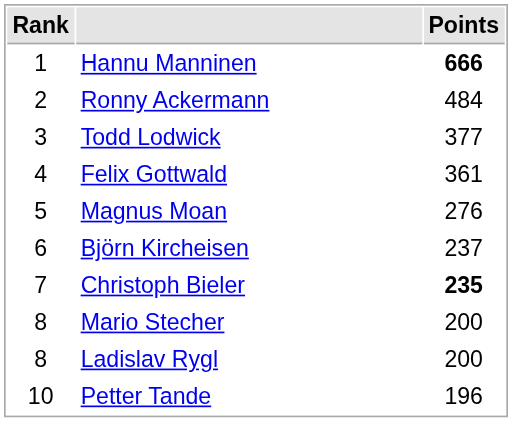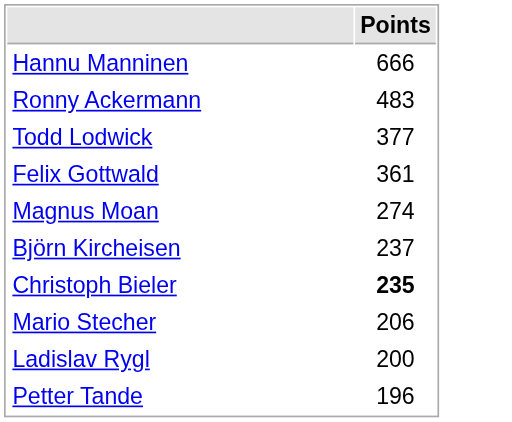- column: (41, 25)
(464, 64) bold -> (395, 64) normal
(464, 101) 484 -> (395, 101) 483
(464, 211) 276 -> (395, 211) 274
(464, 322) 200 -> (395, 322) 206
